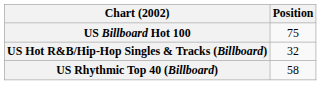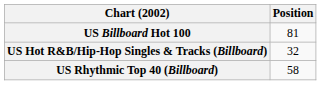(293, 32) 75 -> (293, 32) 81
